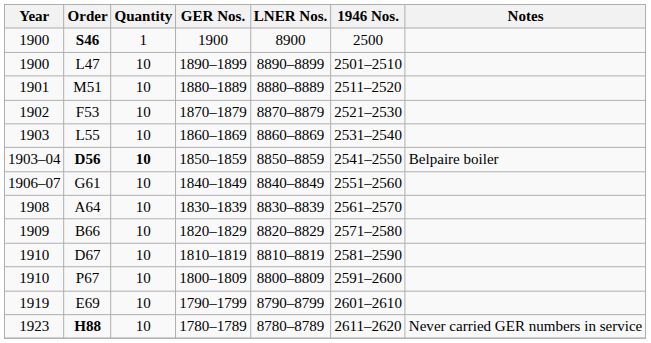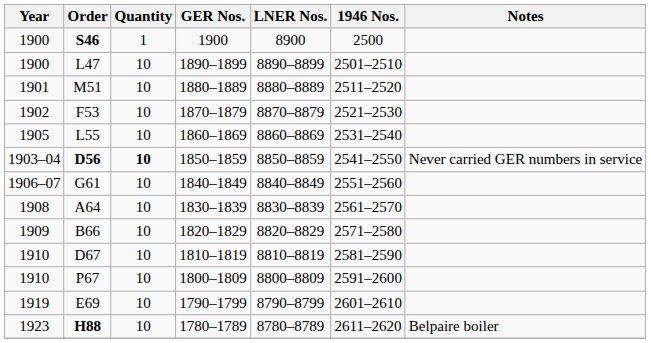(34, 135) 1903 -> (34, 135) 1905
(454, 159) Belpaire boiler -> (526, 159) Never carried GER numbers in service
(526, 326) Never carried GER numbers in service -> (454, 326) Belpaire boiler
